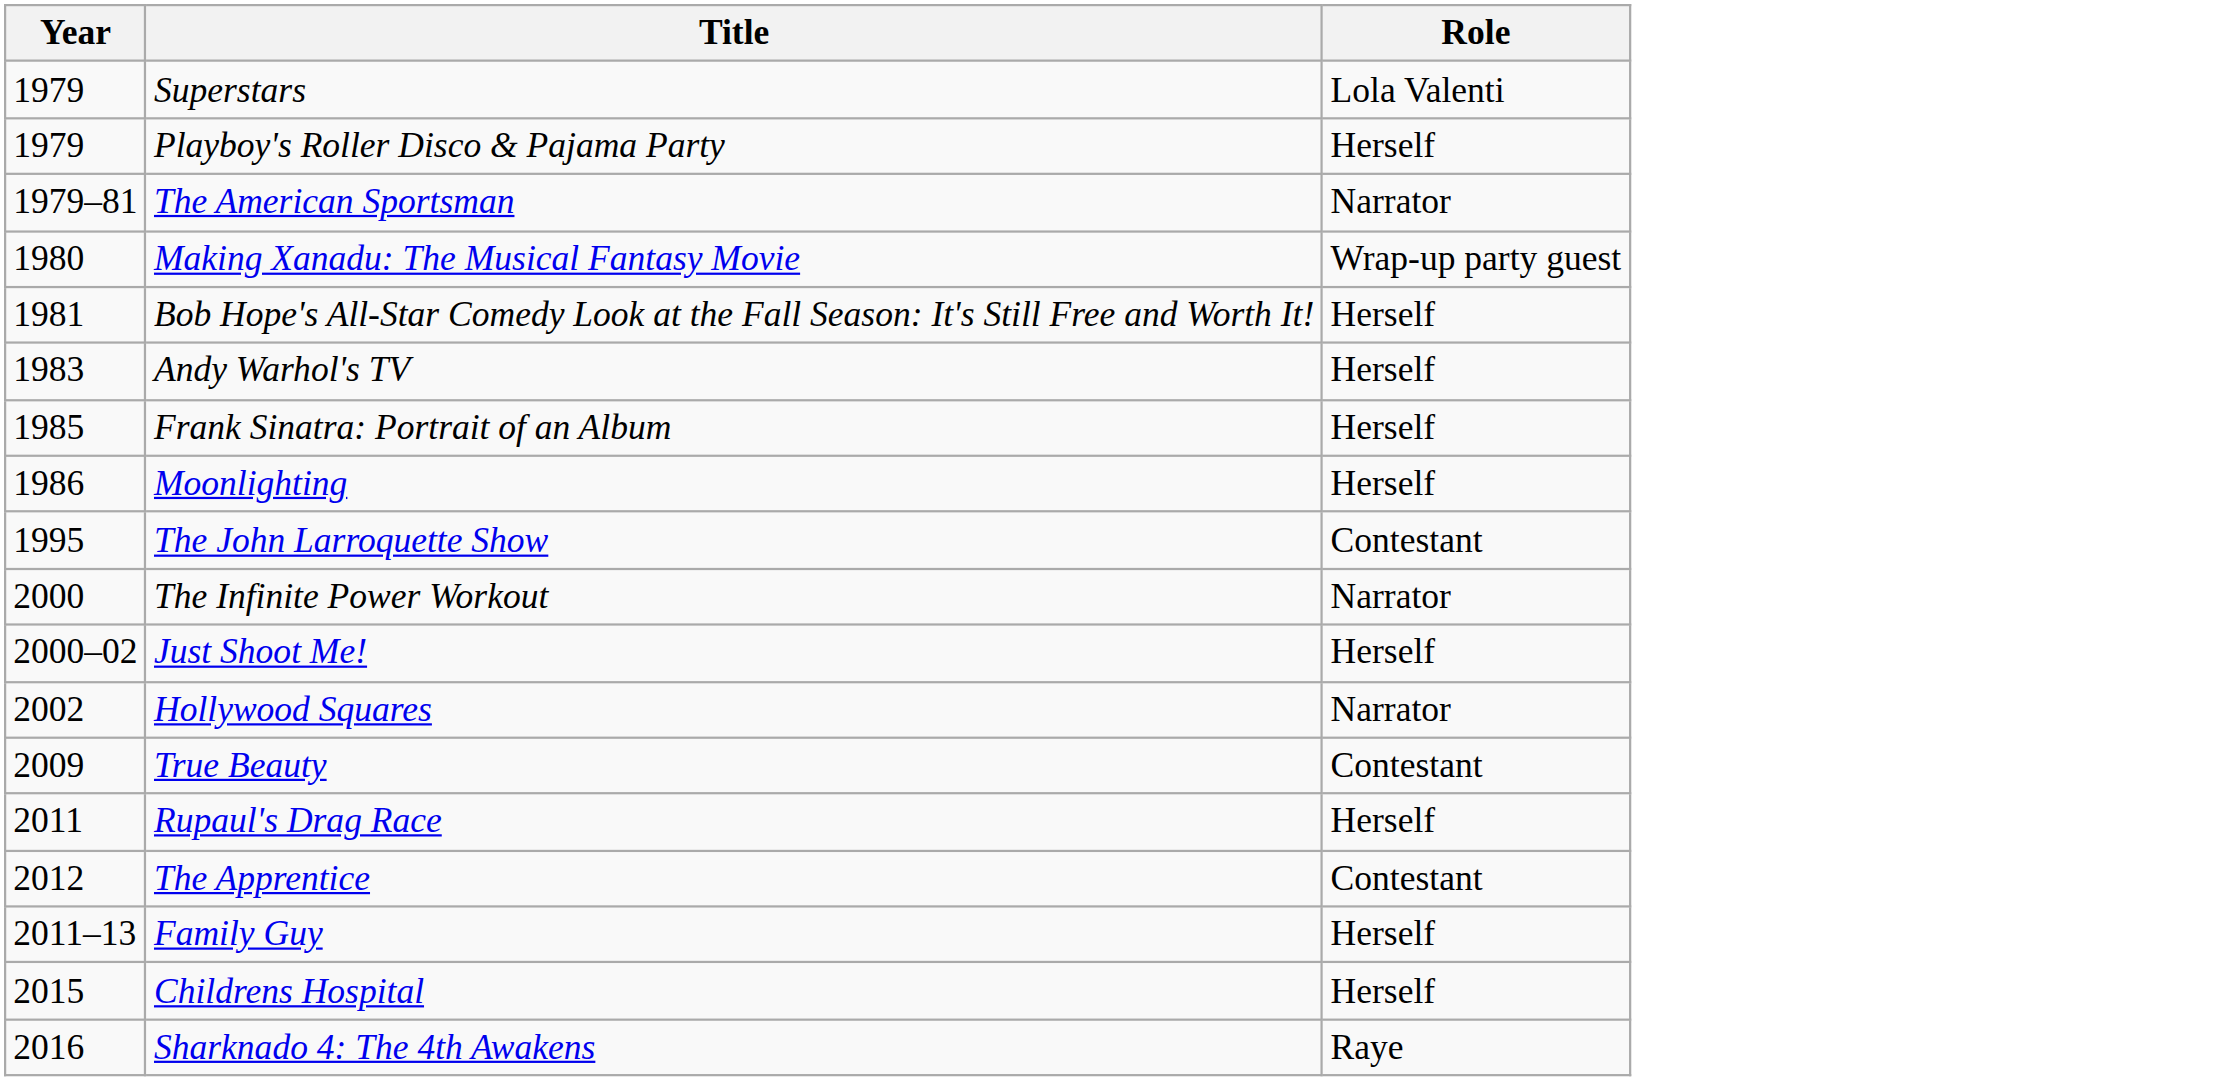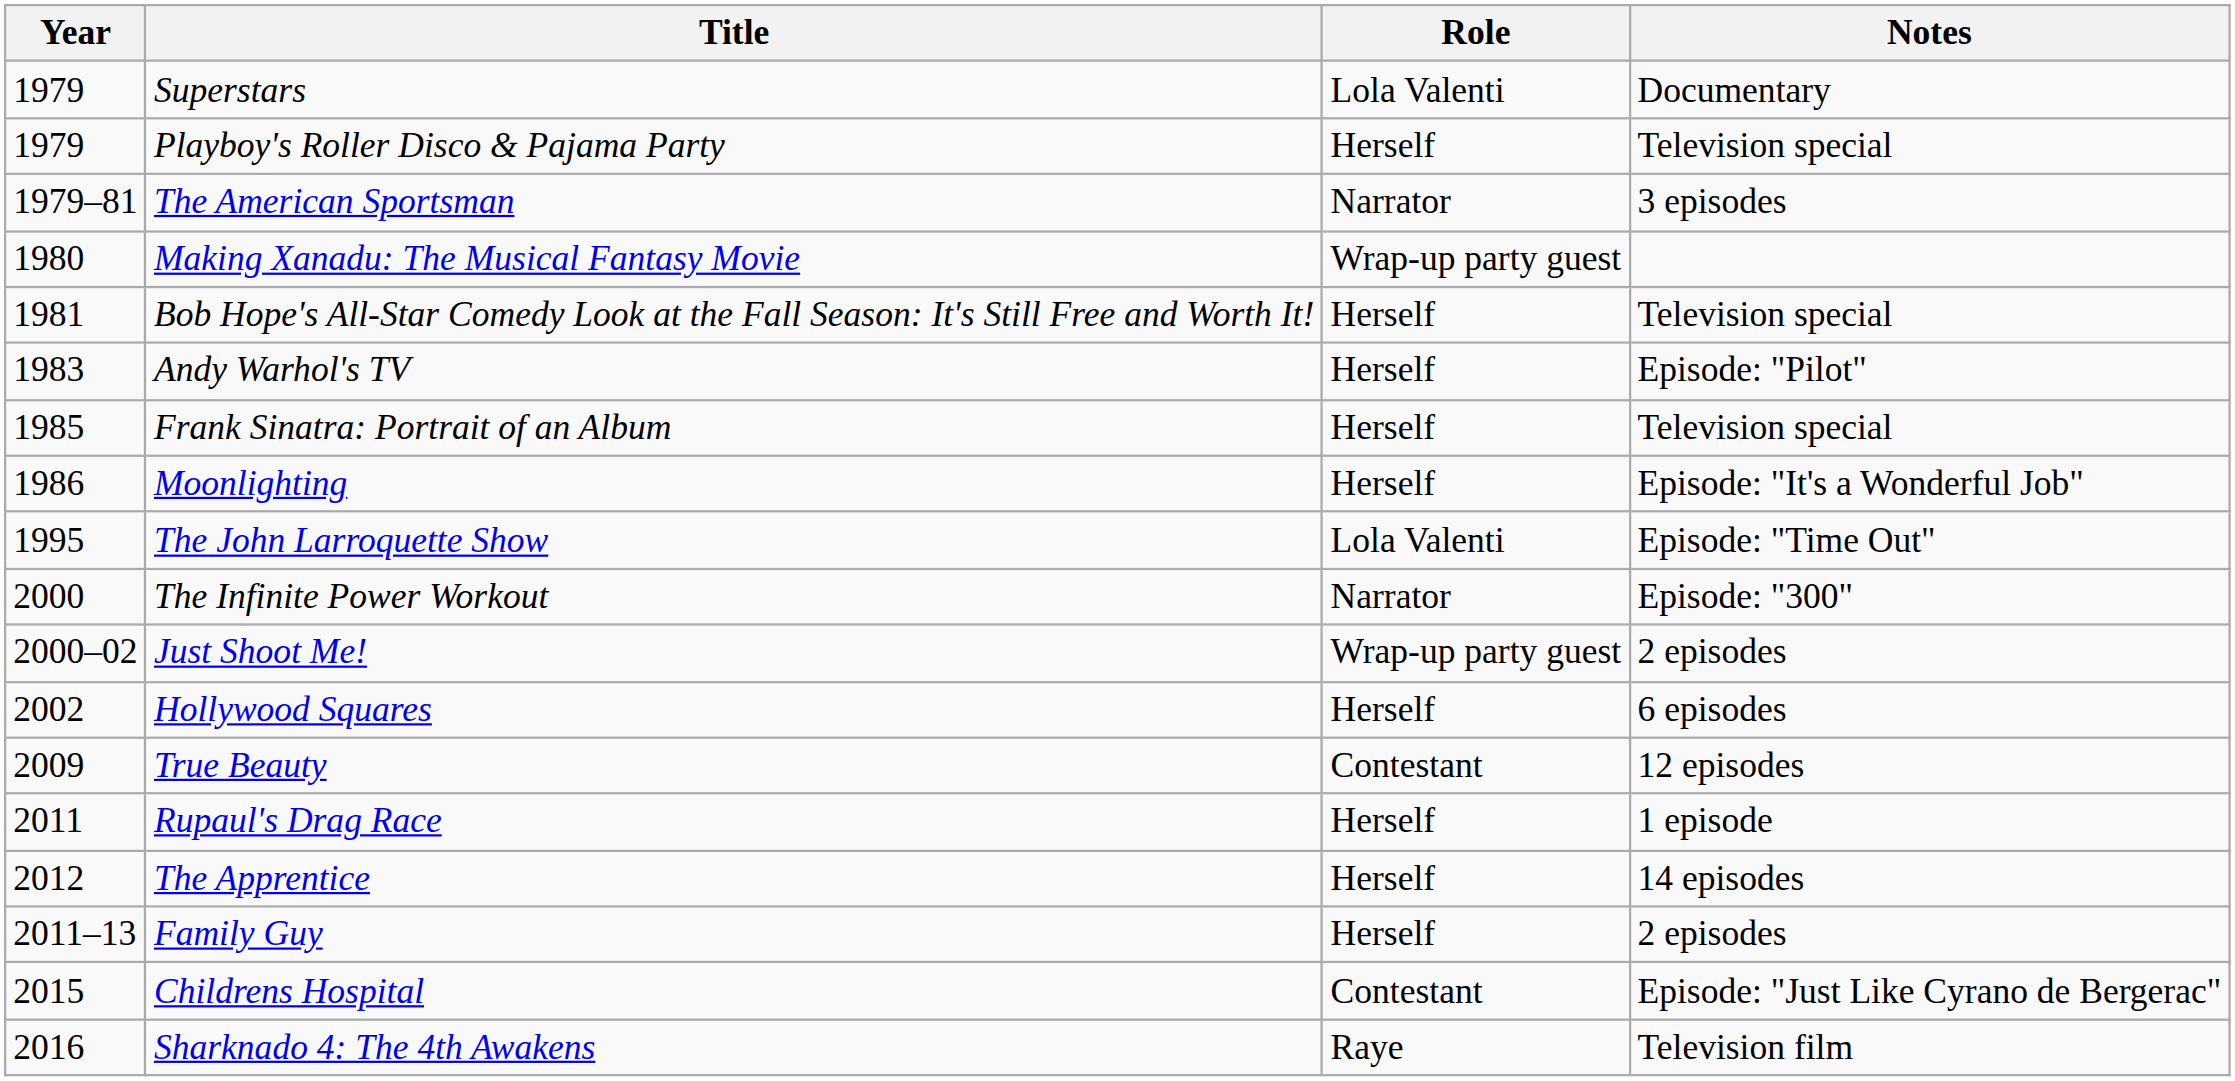+ column: (1929, 32)
(1407, 539) Contestant -> (1418, 539) Lola Valenti
(1383, 652) Herself -> (1476, 652) Wrap-up party guest
(1391, 708) Narrator -> (1383, 708) Herself
(1407, 877) Contestant -> (1383, 877) Herself
(1383, 990) Herself -> (1407, 990) Contestant
